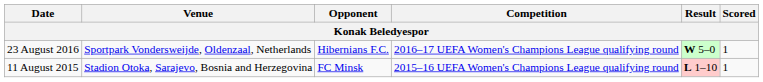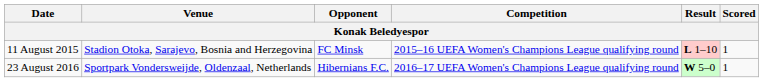rows swapped: (43, 67) <-> (43, 49)
